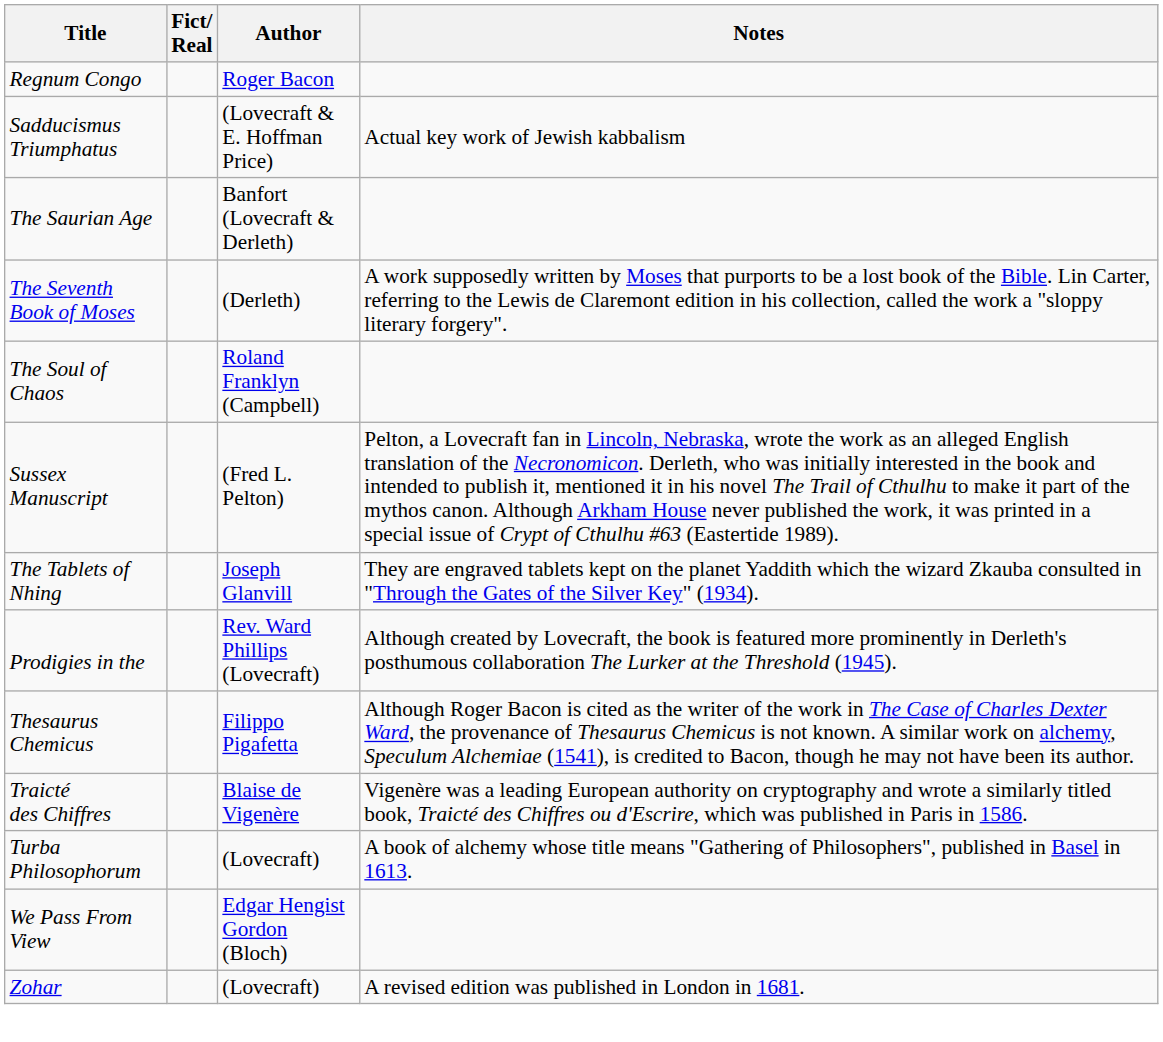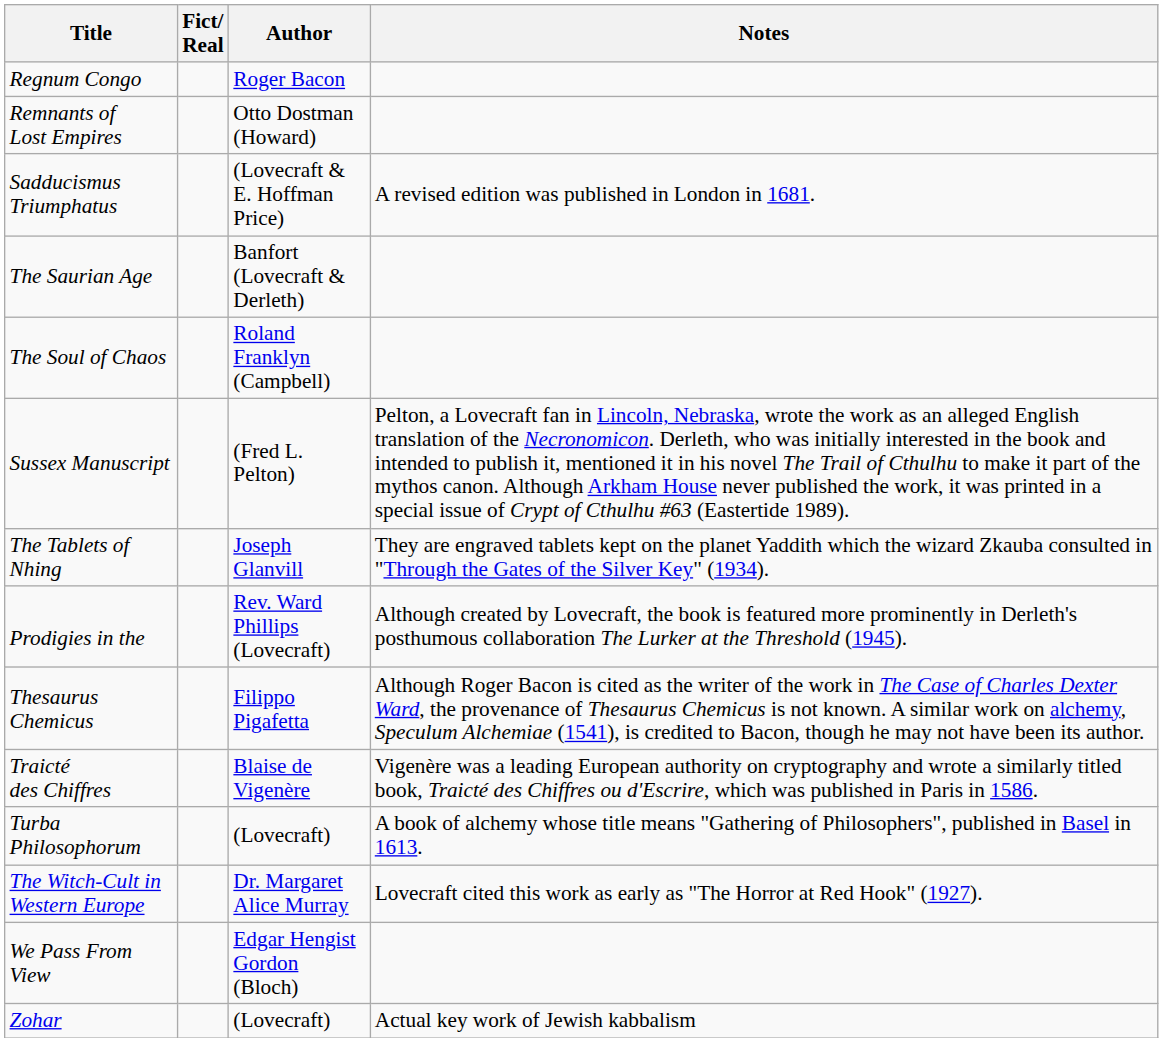+ row: (66, 124)
(525, 136) Actual key work of Jewish kabbalism -> (595, 194) A revised edition was published in London in 1681.
- row: (72, 300)
+ row: (85, 893)
(584, 986) A revised edition was published in London in 1681. -> (535, 1020) Actual key work of Jewish kabbalism
